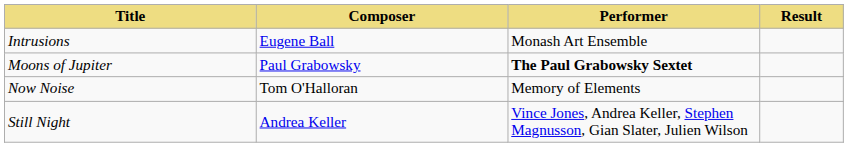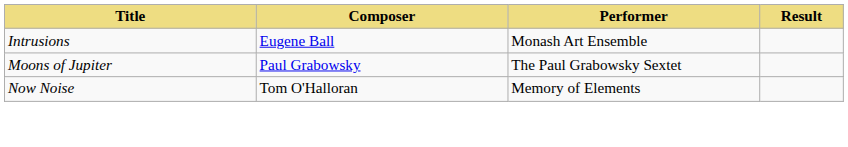(602, 64) bold -> (596, 64) normal
- row: (39, 121)
